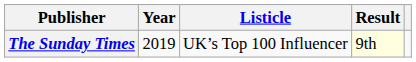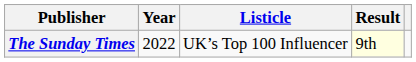(159, 43) 2019 -> (159, 43) 2022
